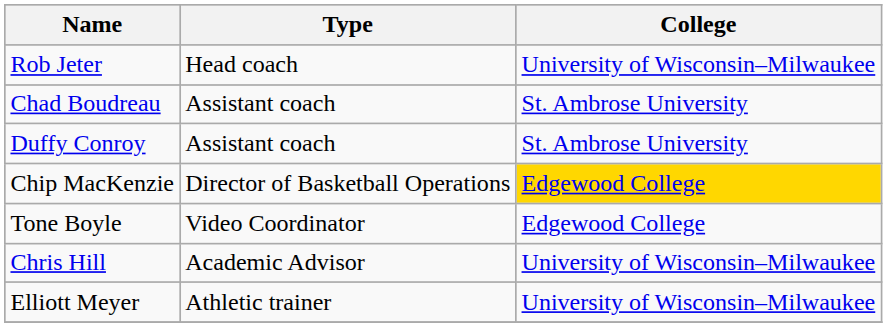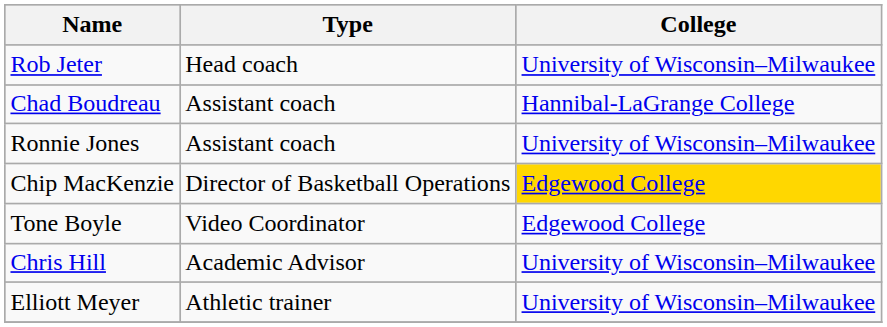(635, 104) St. Ambrose University -> (658, 104) Hannibal-LaGrange College
- row: (78, 143)
+ row: (75, 143)
